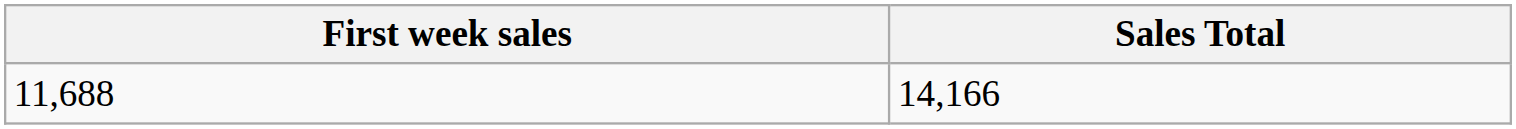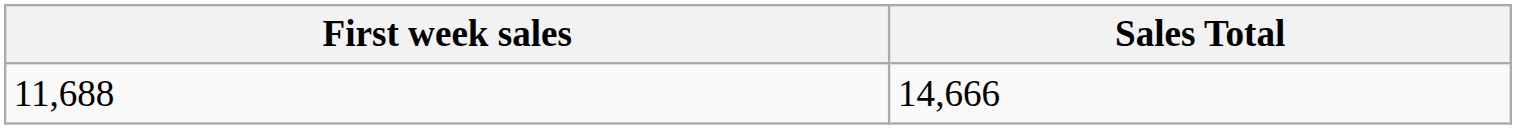(949, 92) 14,166 -> (949, 92) 14,666
